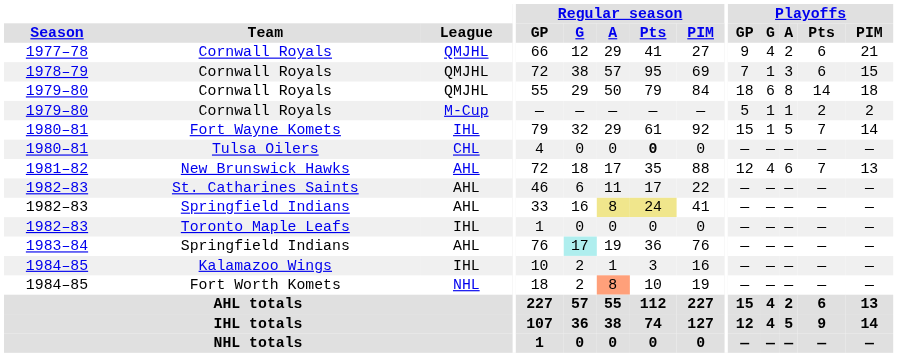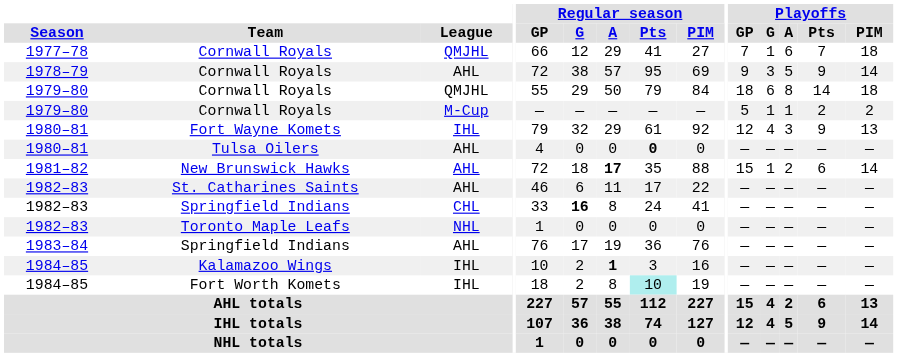(745, 52) 9 -> (745, 52) 7
(770, 52) 4 -> (770, 52) 1
(789, 52) 2 -> (789, 52) 6
(822, 52) 6 -> (822, 52) 7
(869, 52) 21 -> (869, 52) 18
(466, 72) QMJHL -> (466, 72) AHL
(745, 72) 7 -> (745, 72) 9
(770, 72) 1 -> (770, 72) 3
(789, 72) 3 -> (789, 72) 5
(822, 72) 6 -> (822, 72) 9
(869, 72) 15 -> (869, 72) 14
(745, 130) 15 -> (745, 130) 12
(770, 130) 1 -> (770, 130) 4
(789, 130) 5 -> (789, 130) 3
(822, 130) 7 -> (822, 130) 9
(869, 130) 14 -> (869, 130) 13
(466, 149) CHL -> (466, 149) AHL
(613, 169) normal -> (613, 169) bold
(745, 169) 12 -> (745, 169) 15
(770, 169) 4 -> (770, 169) 1
(789, 169) 6 -> (789, 169) 2
(822, 169) 7 -> (822, 169) 6
(869, 169) 13 -> (869, 169) 14
(466, 207) AHL -> (466, 207) CHL
(580, 207) normal -> (580, 207) bold
(613, 207) khaki background -> (613, 207) no background
(653, 207) khaki background -> (653, 207) no background
(466, 227) IHL -> (466, 227) NHL
(580, 246) paleturquoise background -> (580, 246) no background
(613, 266) normal -> (613, 266) bold
(466, 285) NHL -> (466, 285) IHL
(613, 285) lightsalmon background -> (613, 285) no background
(653, 285) no background -> (653, 285) paleturquoise background
